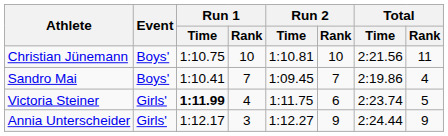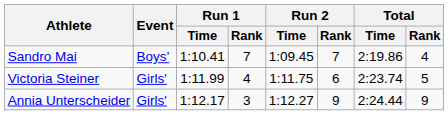- row: (68, 57)
(202, 100) bold -> (202, 79) normal
